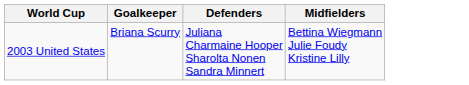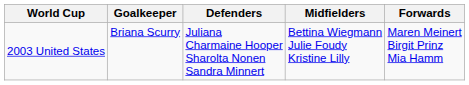+ column: (425, 13)
